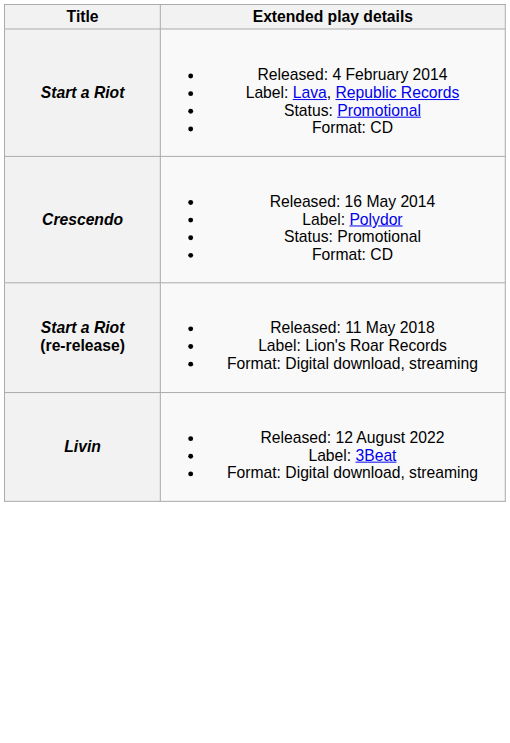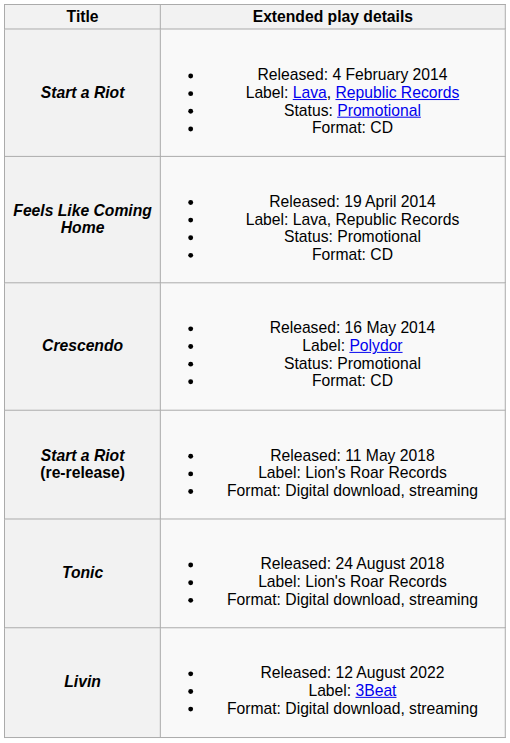+ row: (83, 219)
+ row: (83, 573)
